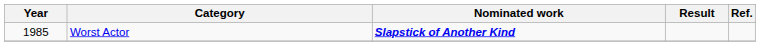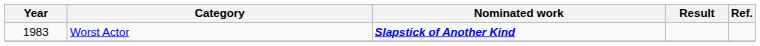(36, 31) 1985 -> (36, 31) 1983
